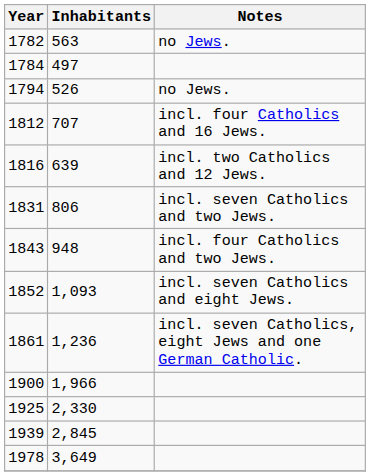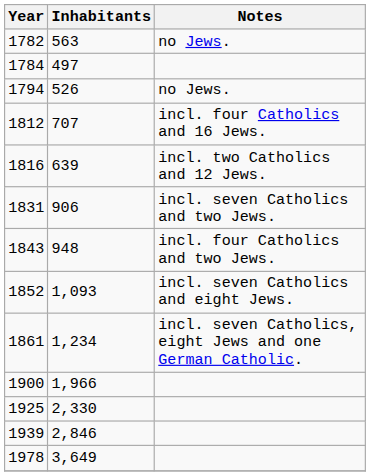(65, 208) 806 -> (65, 208) 906
(74, 342) 1,236 -> (74, 342) 1,234
(74, 434) 2,845 -> (74, 434) 2,846
